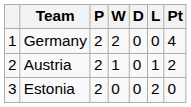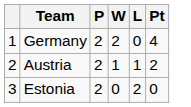- column: (138, 16)
